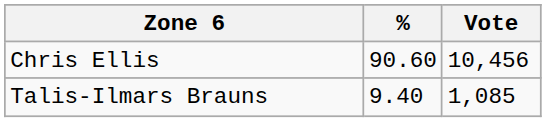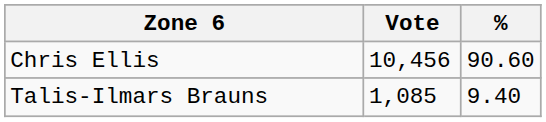columns swapped: (491, 23) <-> (403, 23)
